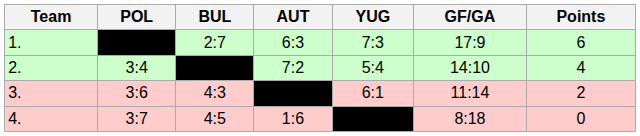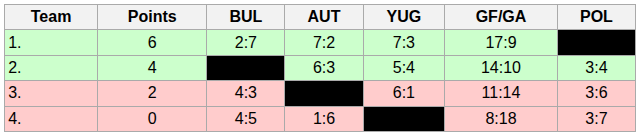columns swapped: (137, 17) <-> (581, 17)
(293, 42) 6:3 -> (324, 42) 7:2
(293, 67) 7:2 -> (324, 67) 6:3
